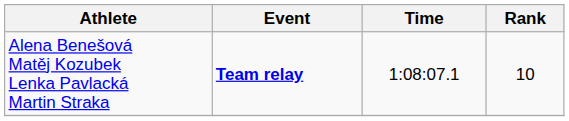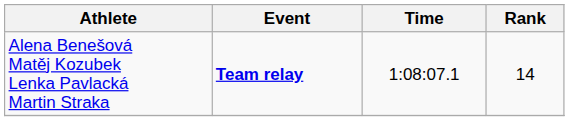(525, 74) 10 -> (525, 74) 14
